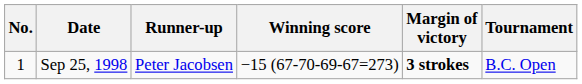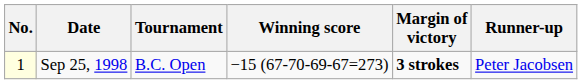columns swapped: (529, 28) <-> (184, 28)
(21, 65) no background -> (21, 65) lightyellow background
